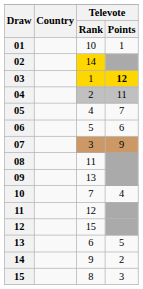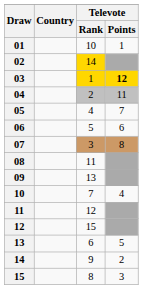(122, 144) 9 -> (122, 144) 8
